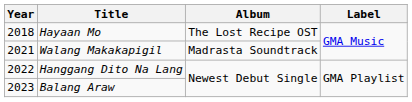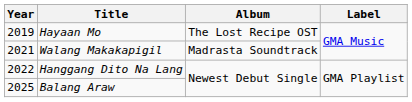(21, 32) 2018 -> (21, 32) 2019
(21, 87) 2023 -> (21, 87) 2025
